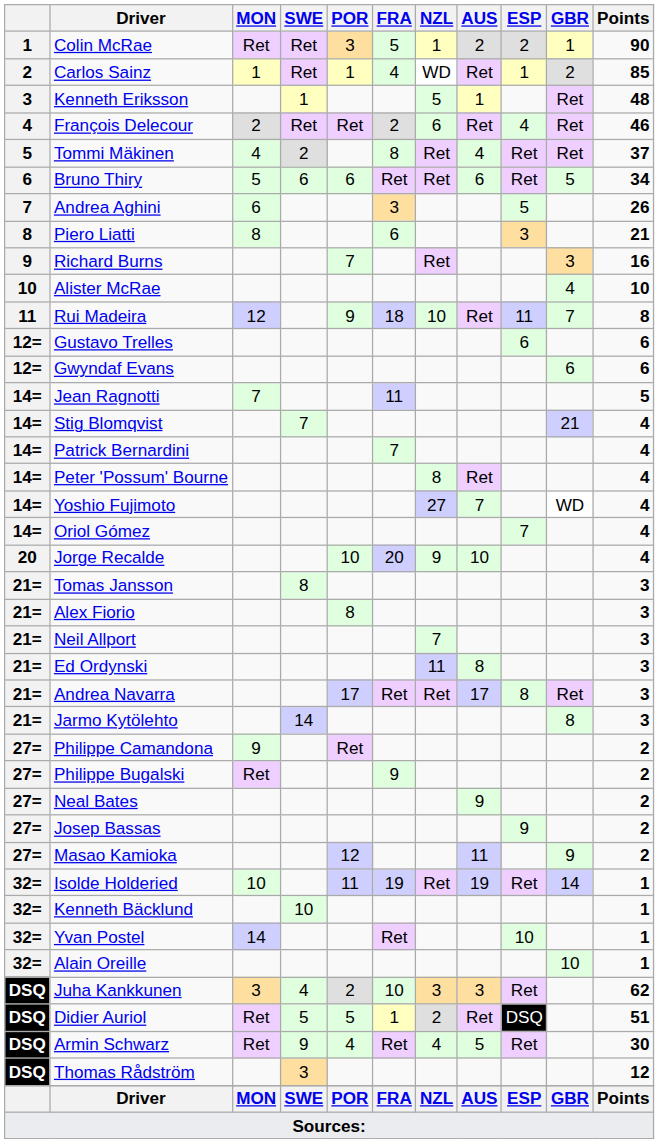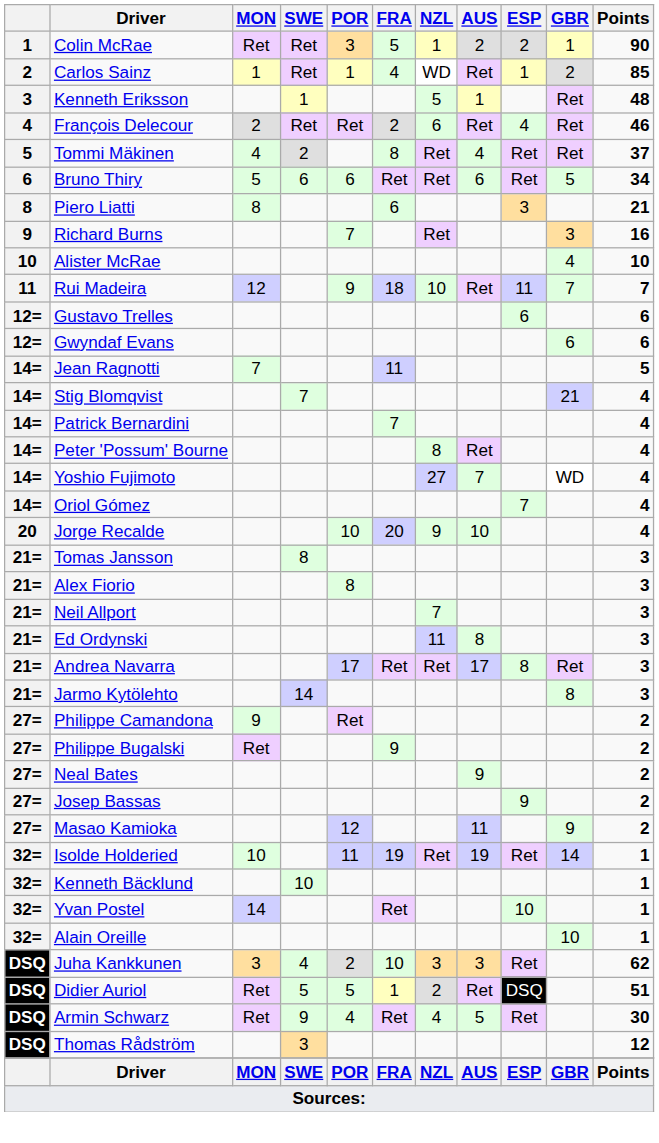- row: (107, 207)
(645, 315) 8 -> (645, 288) 7
